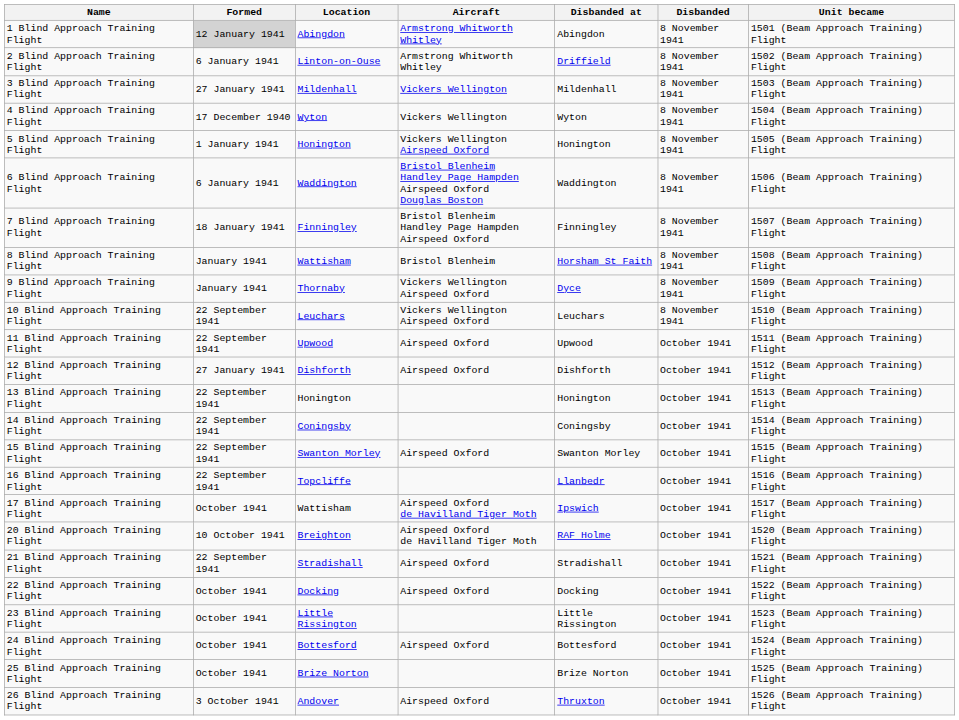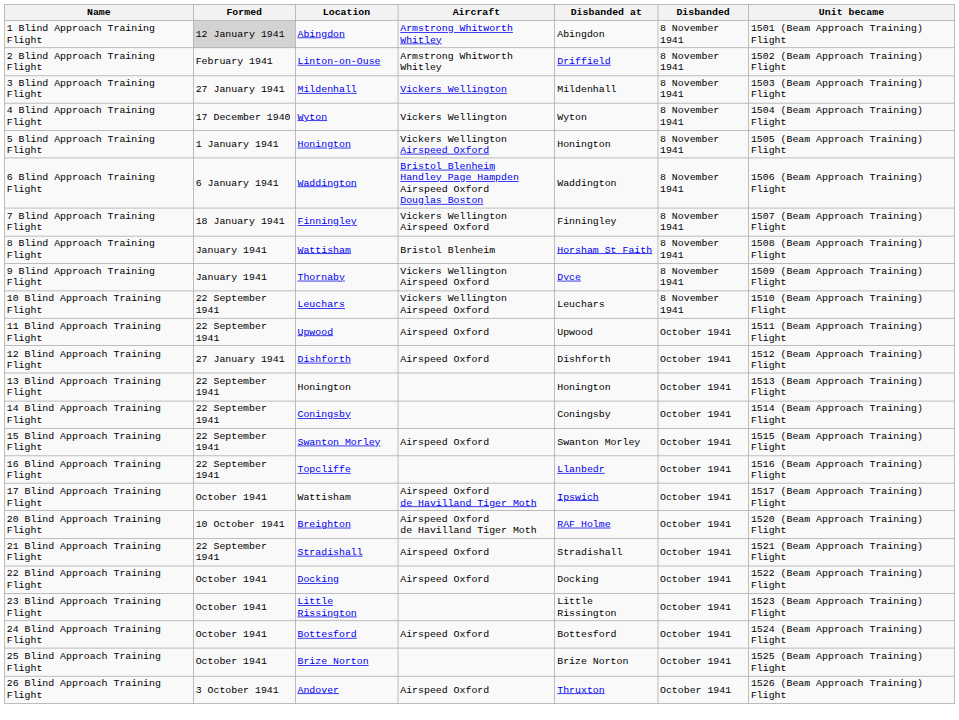(237, 62) 6 January 1941 -> (234, 62) February 1941
(460, 228) Bristol Blenheim Handley Page Hampden Airspeed Oxford -> (454, 222) Vickers Wellington Airspeed Oxford
